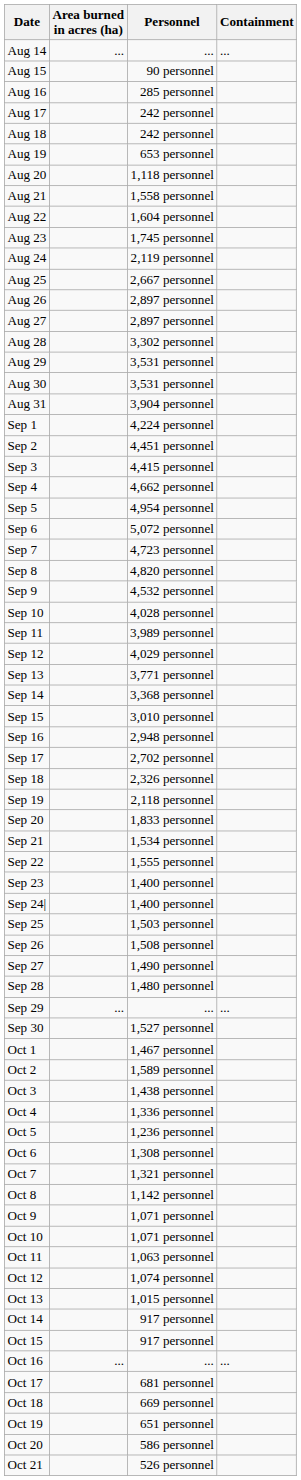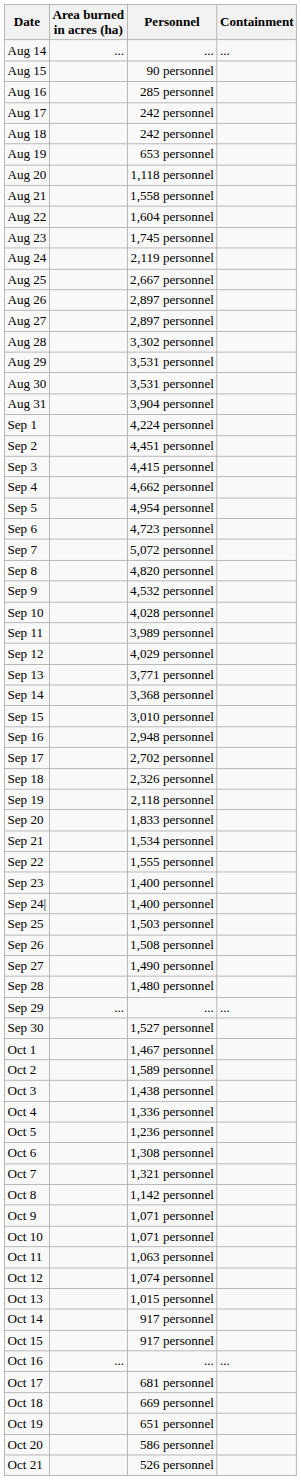(172, 529) 5,072 personnel -> (172, 529) 4,723 personnel
(172, 549) 4,723 personnel -> (172, 549) 5,072 personnel
